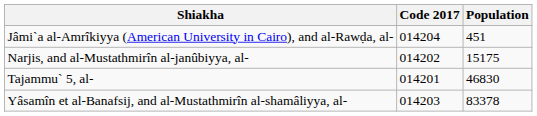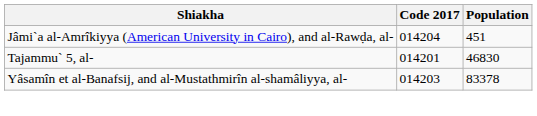- row: (128, 57)
